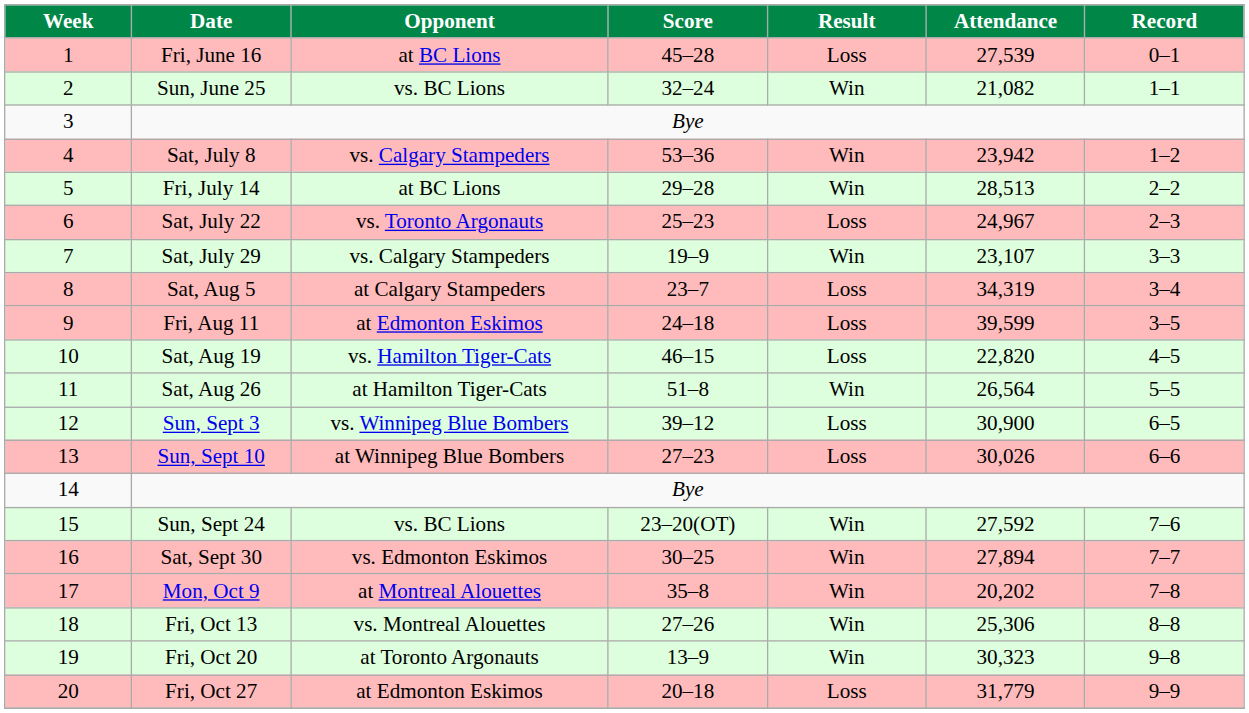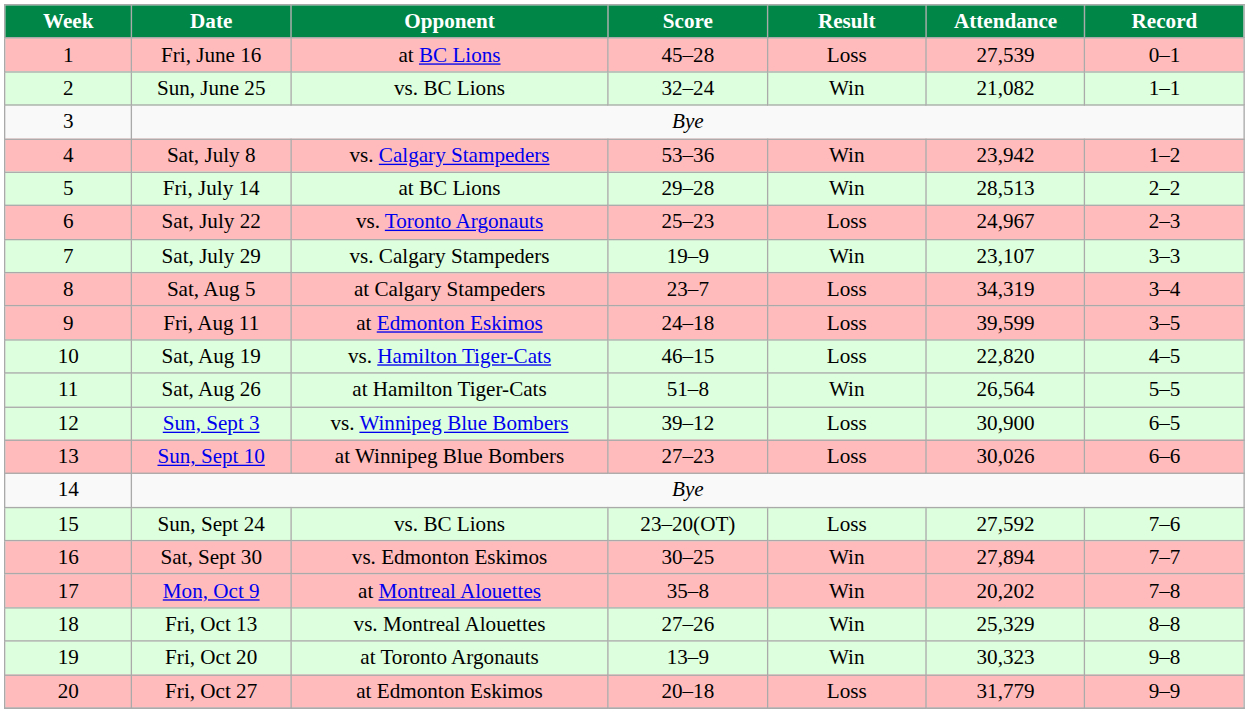(847, 523) Win -> (847, 523) Loss
(1006, 624) 25,306 -> (1006, 624) 25,329
